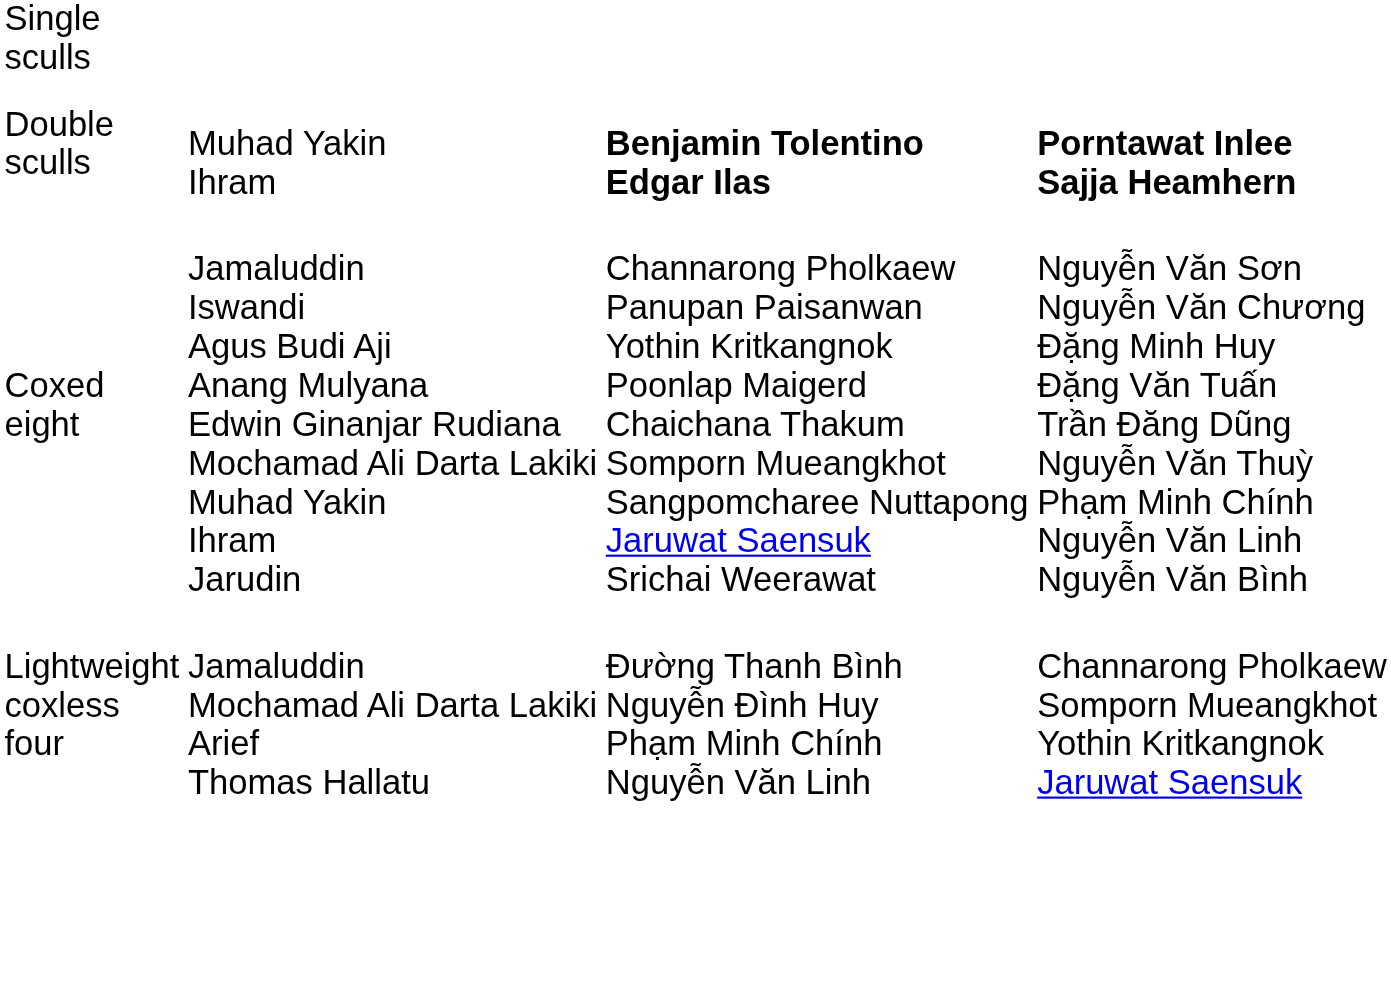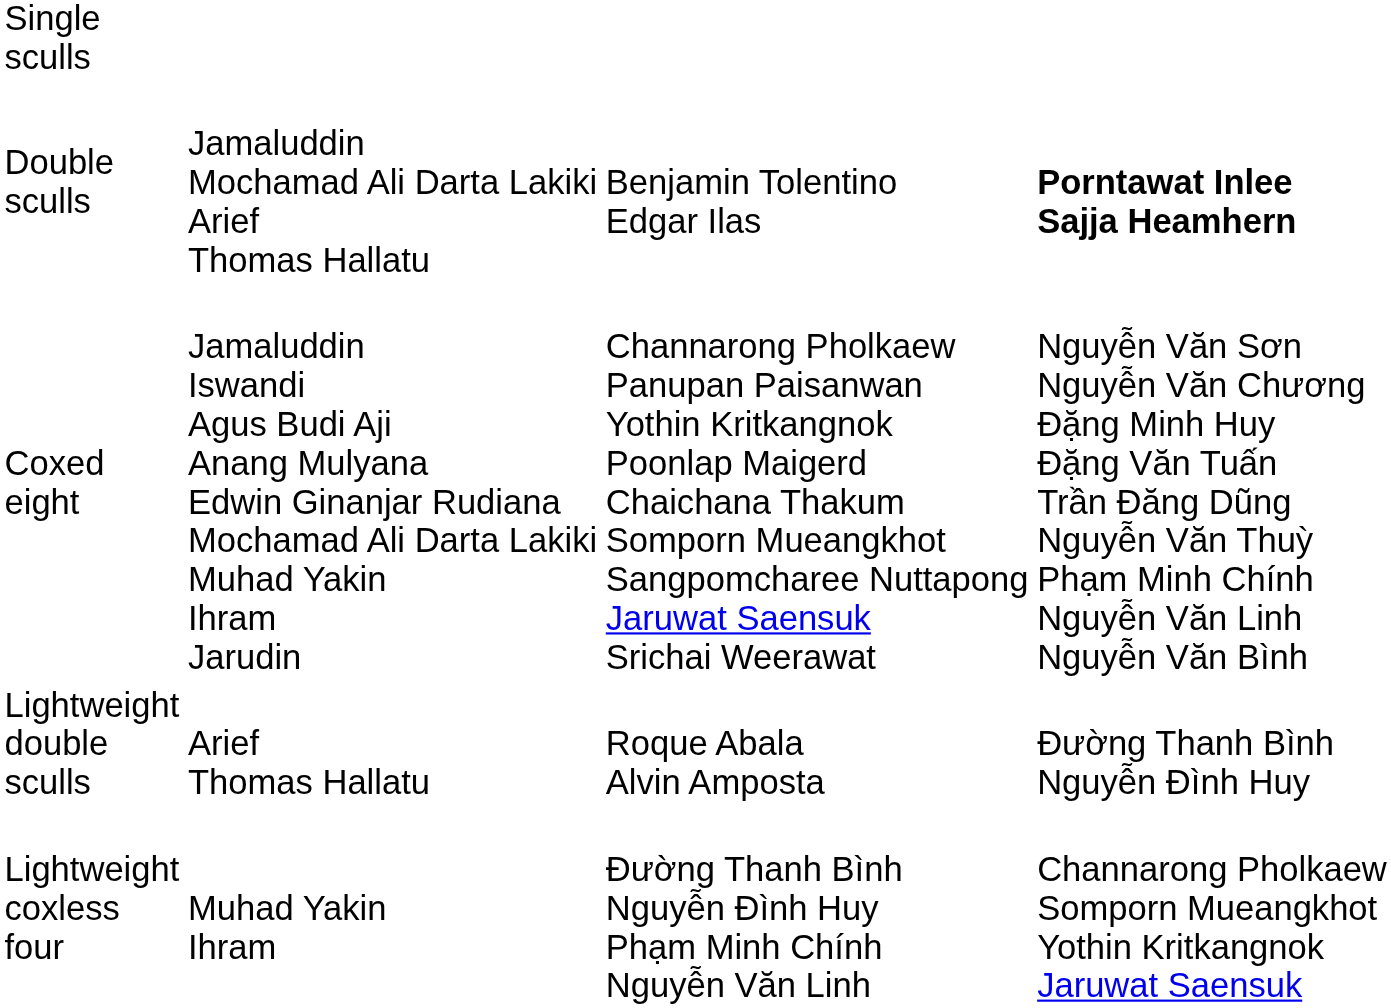(287, 163) Muhad Yakin Ihram -> (393, 201) Jamaluddin Mochamad Ali Darta Lakiki Arief Thomas Hallatu
(765, 163) bold -> (751, 201) normal
+ row: (92, 744)
(393, 724) Jamaluddin Mochamad Ali Darta Lakiki Arief Thomas Hallatu -> (287, 927) Muhad Yakin Ihram
